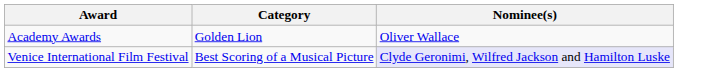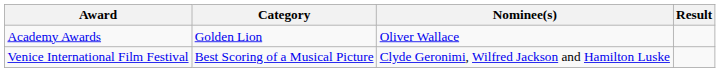+ column: (694, 15)
(525, 57) lavender background -> (525, 57) no background
